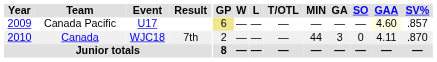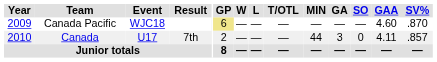(147, 24) U17 -> (147, 24) WJC18
(386, 24) lightyellow background -> (386, 24) no background
(417, 24) .857 -> (417, 24) .870
(147, 37) WJC18 -> (147, 37) U17
(417, 37) .870 -> (417, 37) .857
